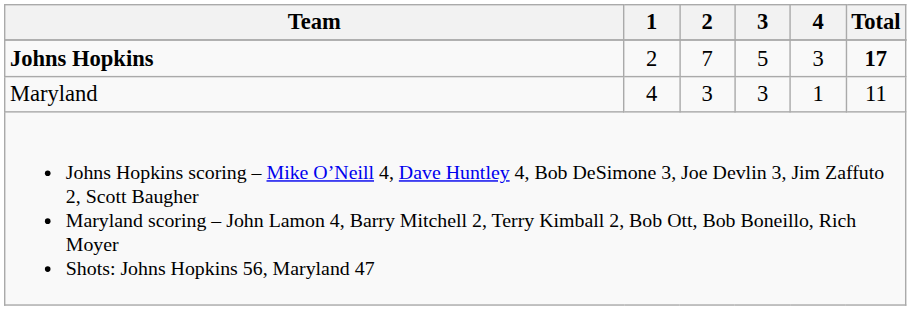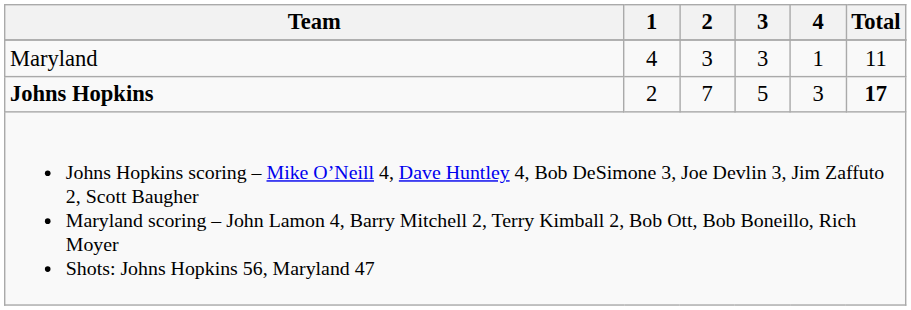rows swapped: (82, 58) <-> (54, 93)
